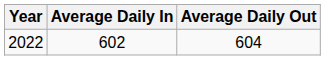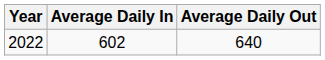(249, 42) 604 -> (249, 42) 640
